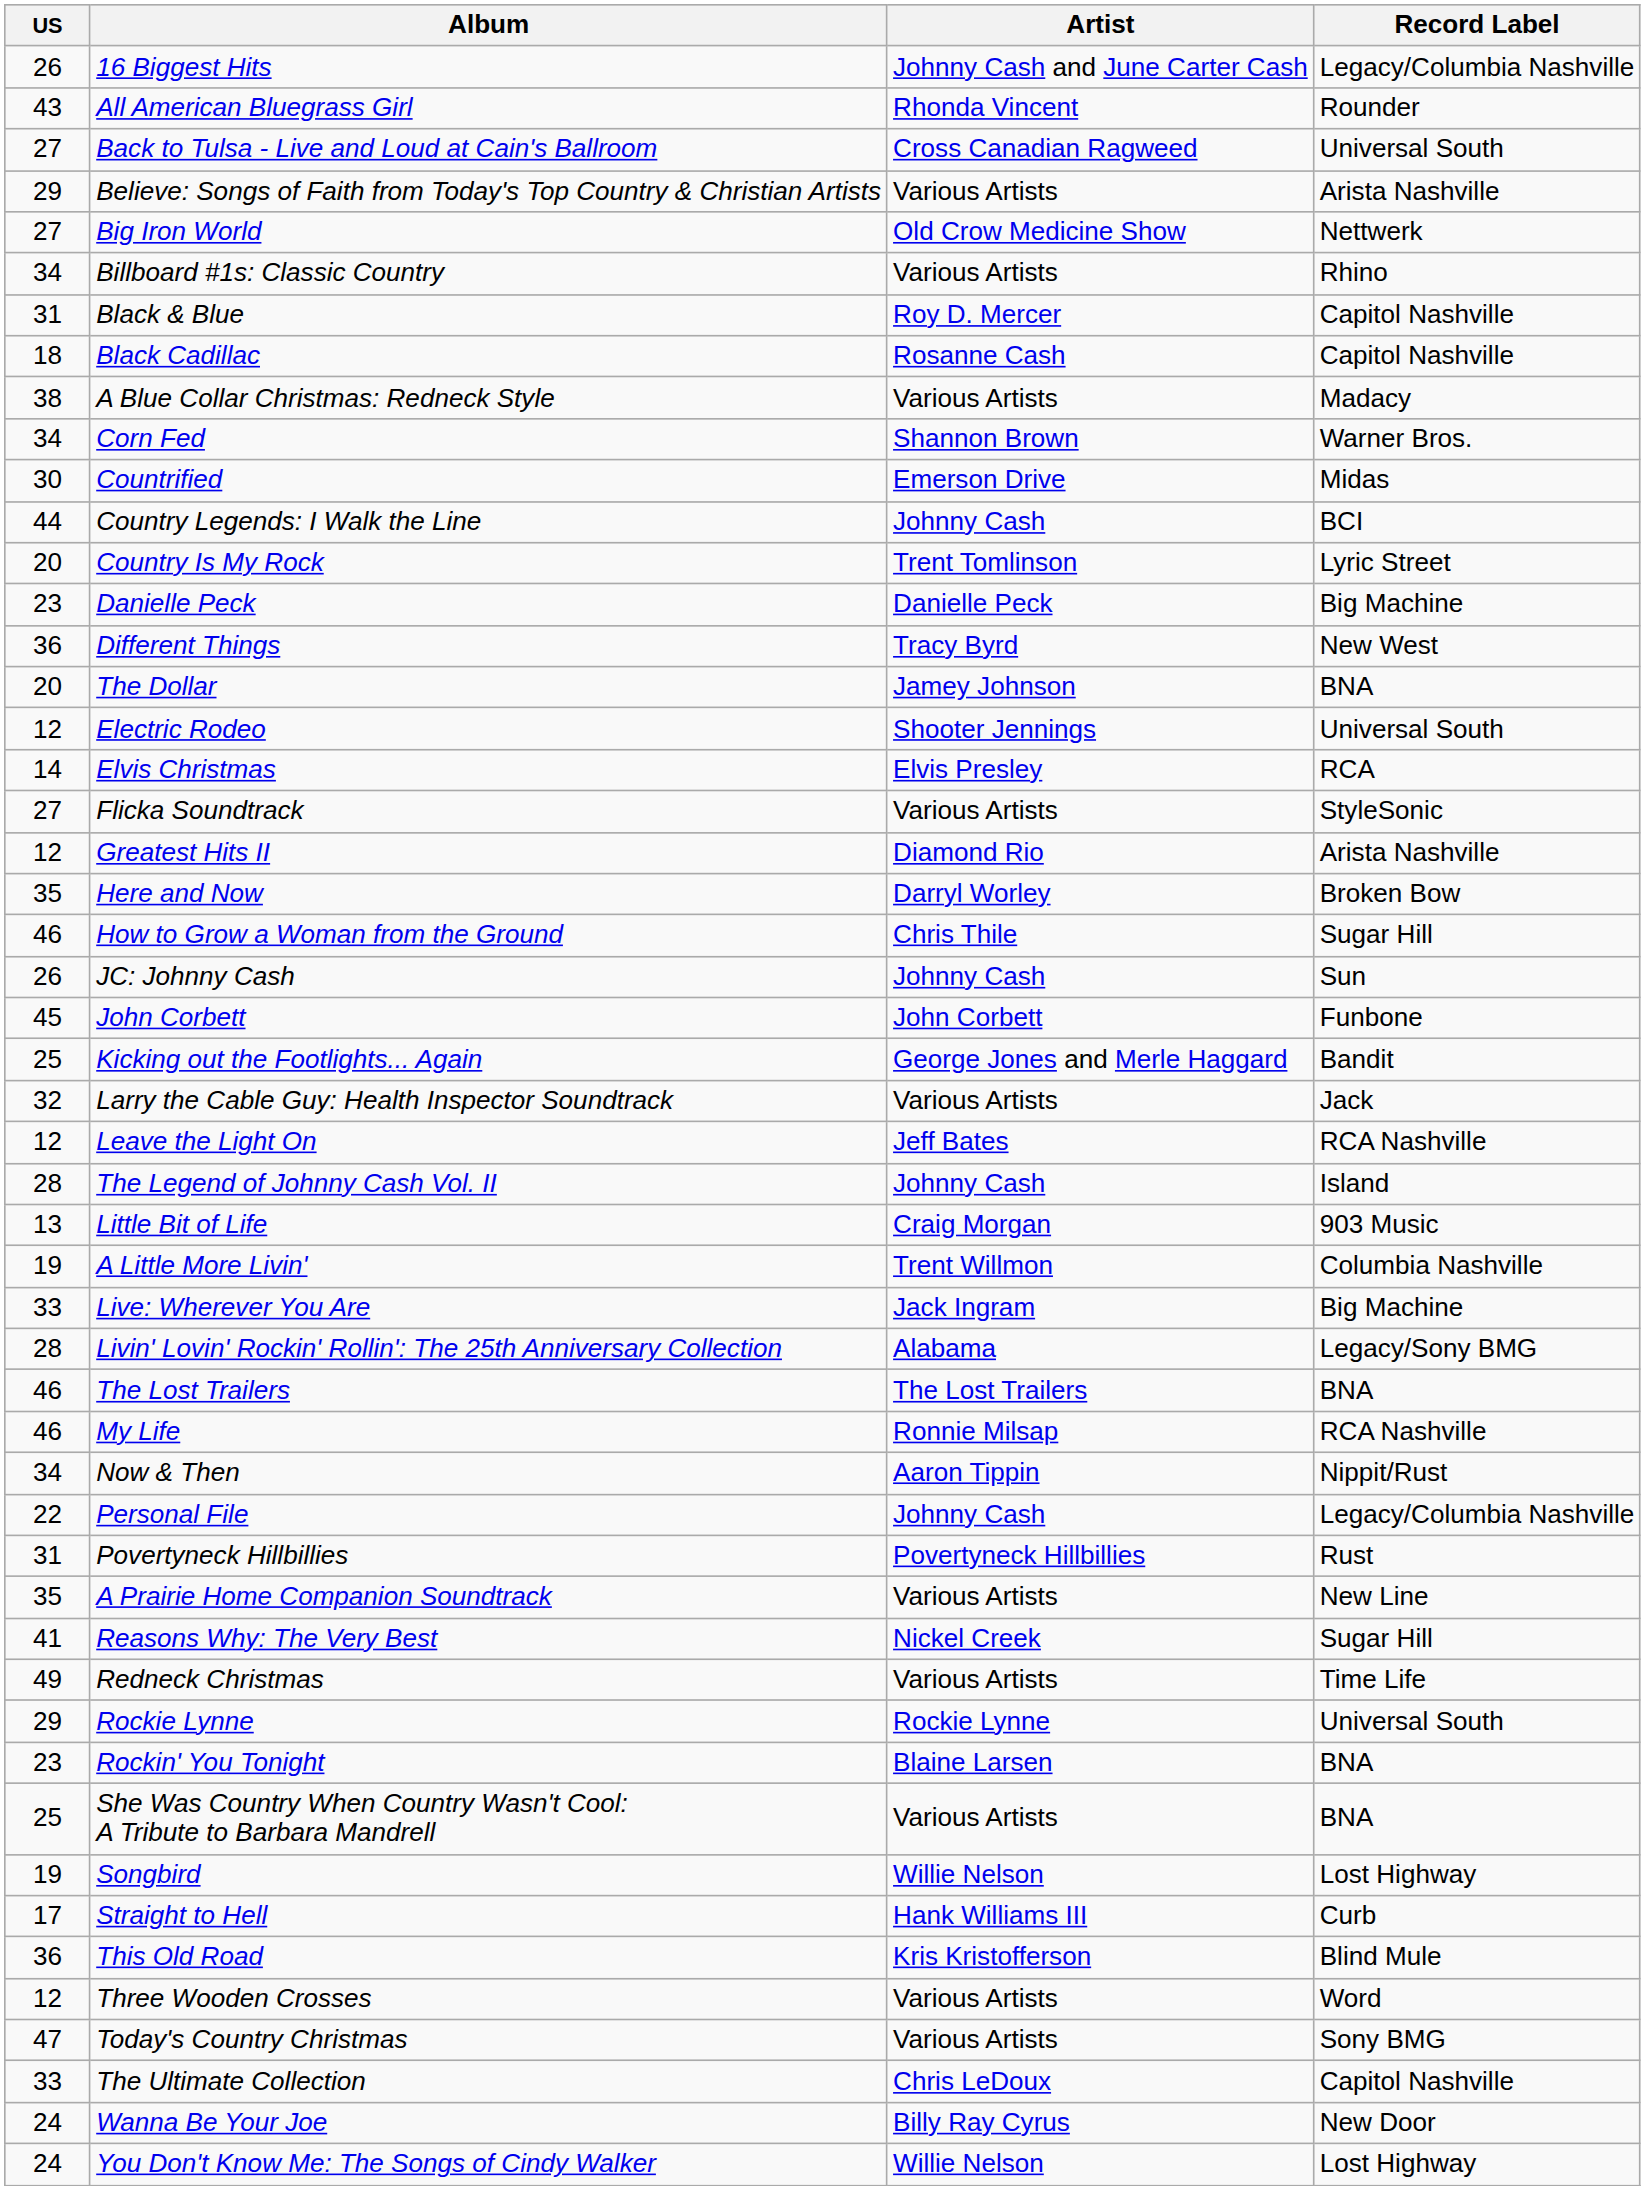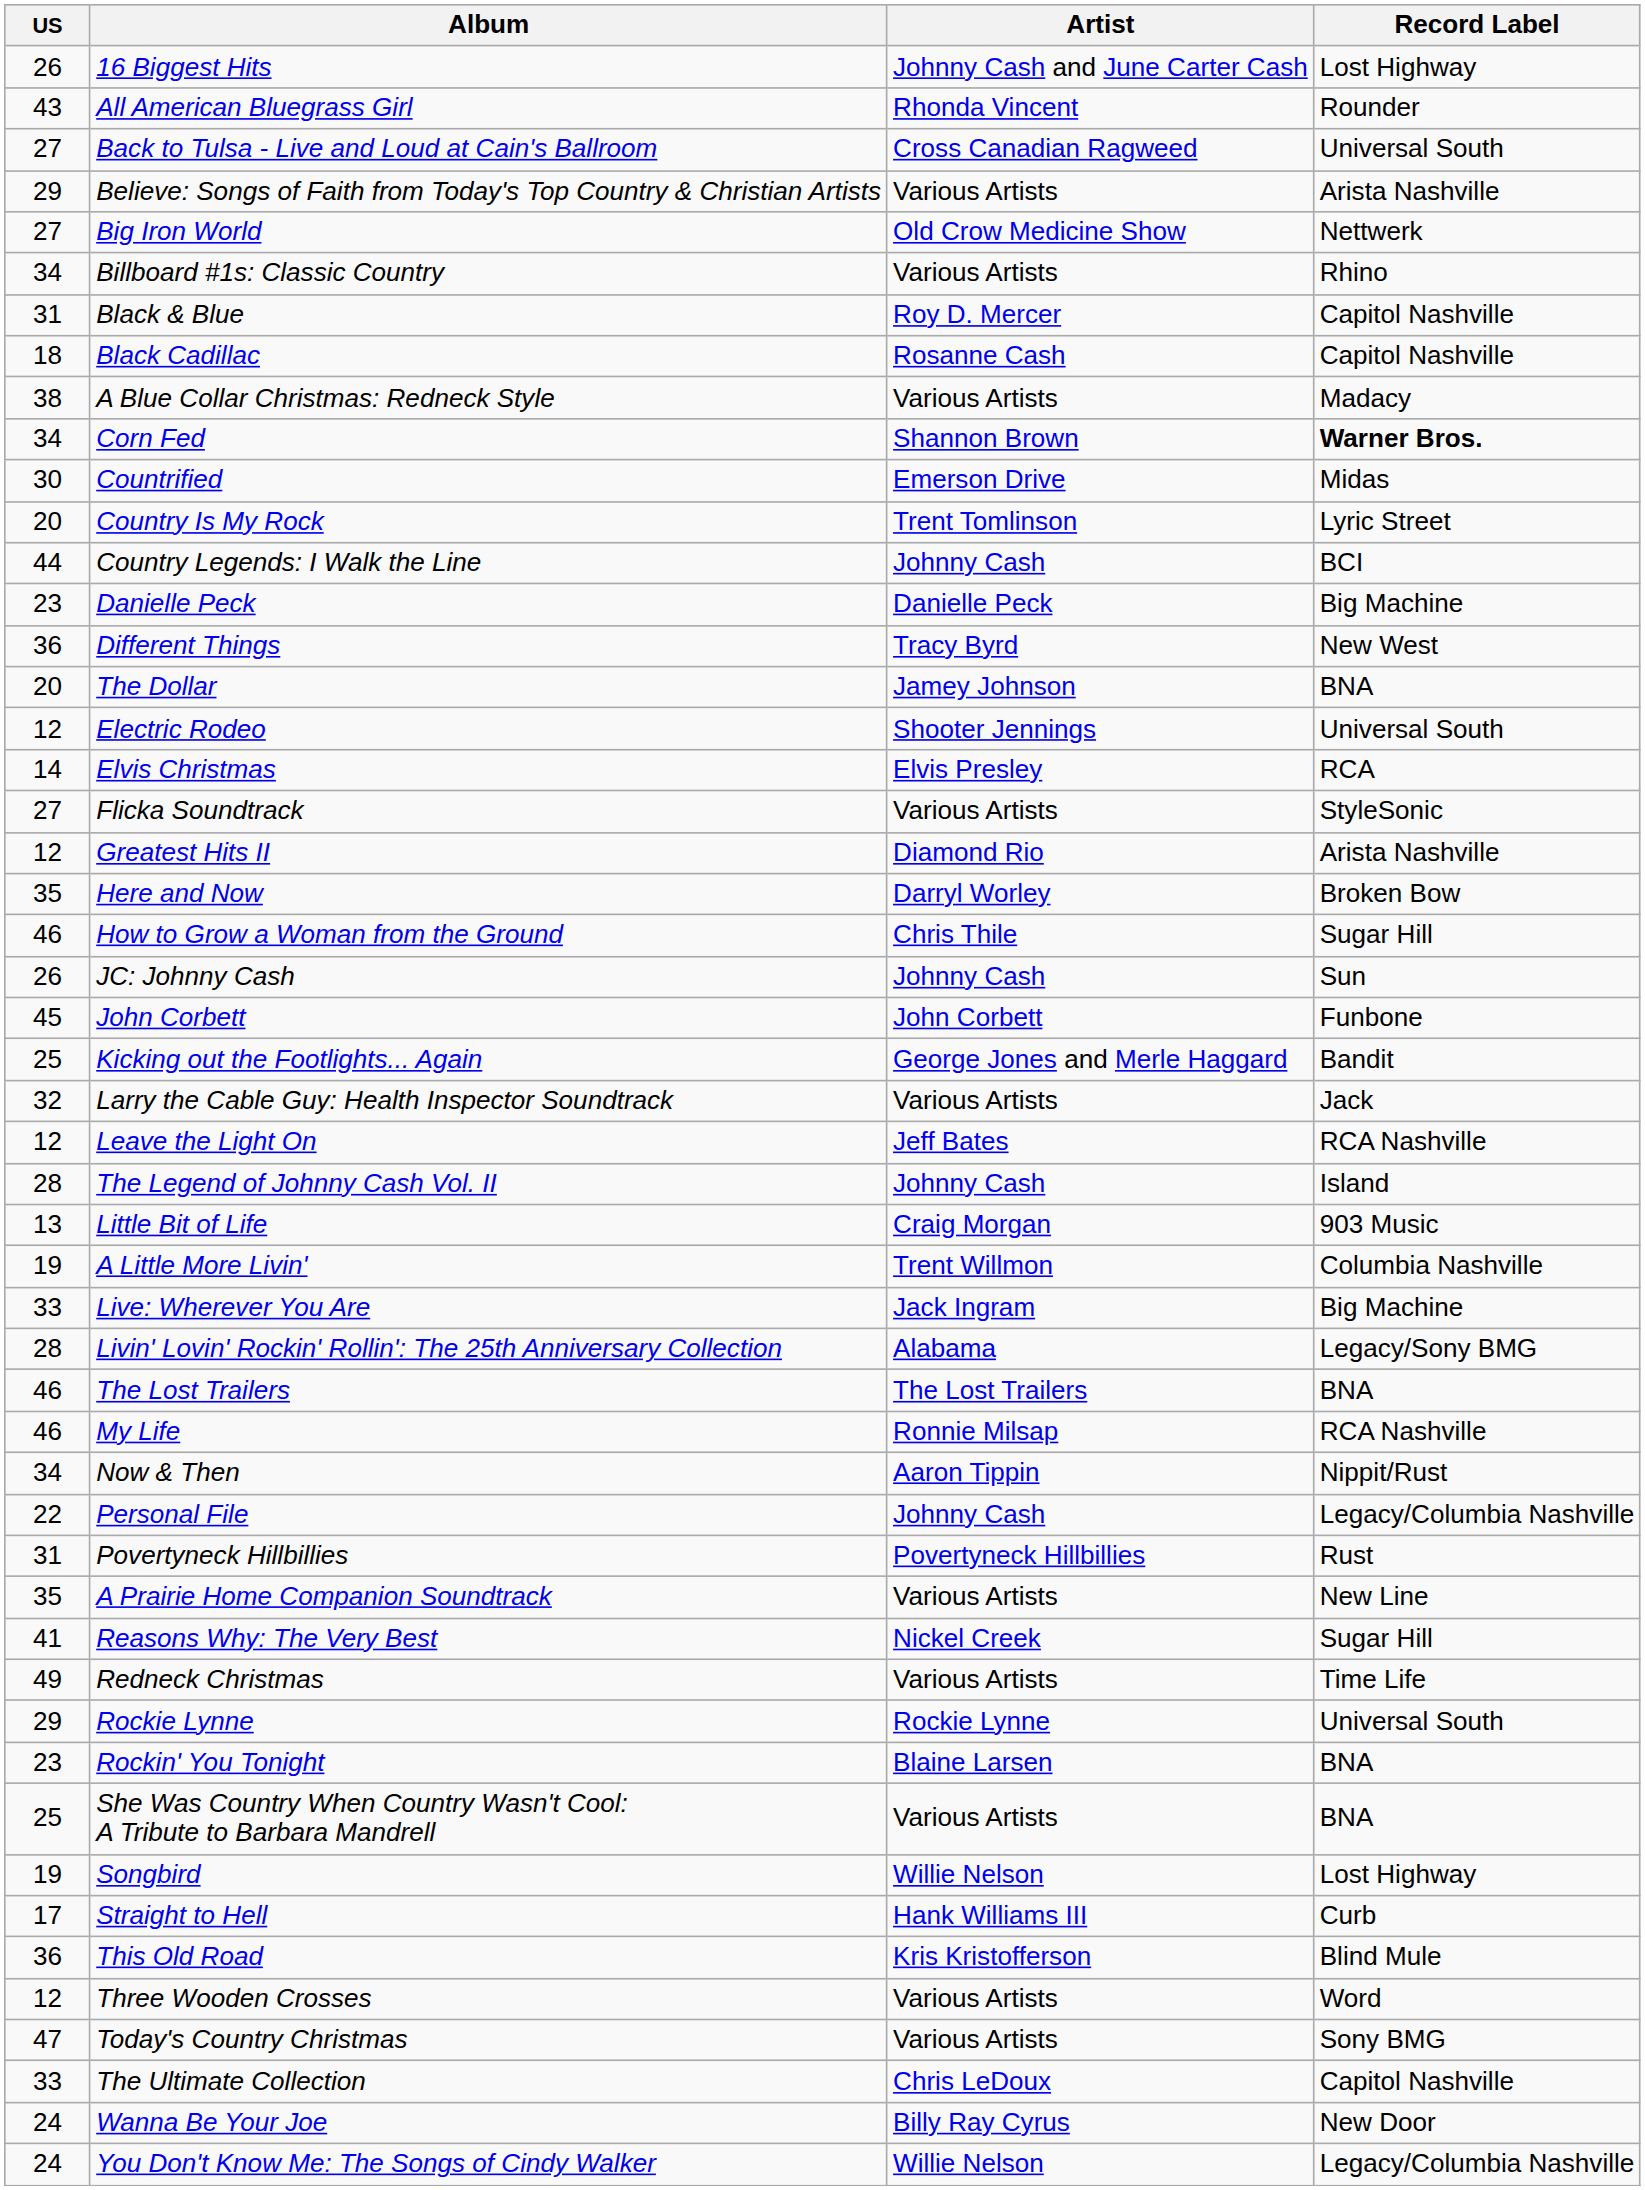(1477, 66) Legacy/Columbia Nashville -> (1398, 66) Lost Highway
(1396, 438) normal -> (1401, 438) bold
rows swapped: (210, 562) <-> (289, 521)
(1398, 2163) Lost Highway -> (1477, 2163) Legacy/Columbia Nashville
